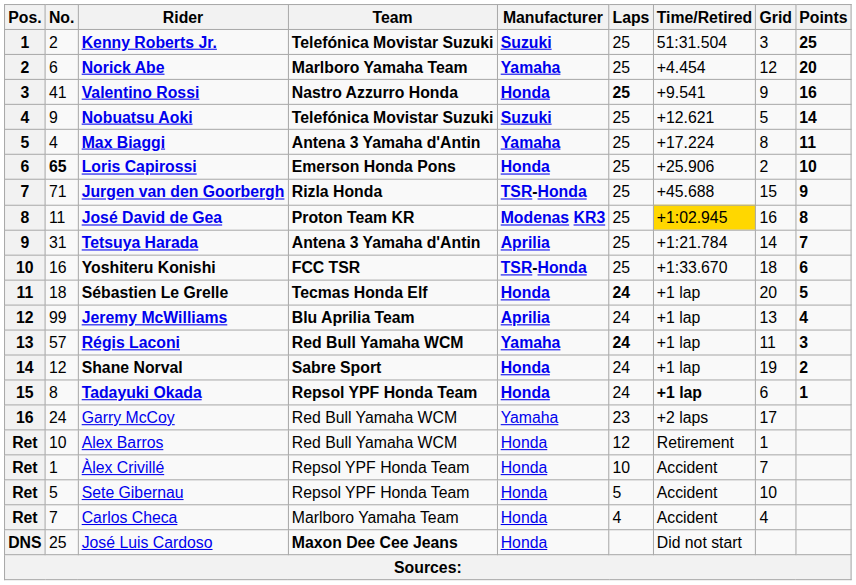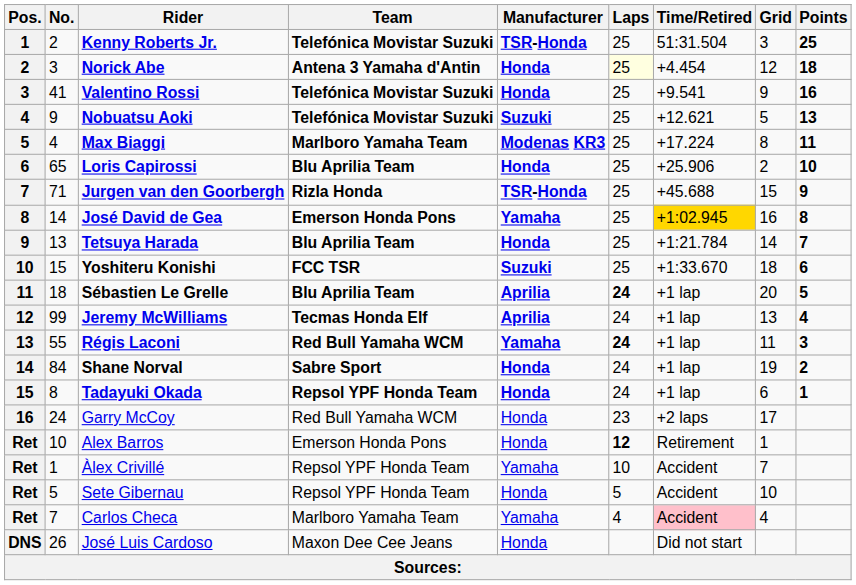(526, 42) Suzuki -> (544, 42) TSR-Honda
(53, 67) 6 -> (53, 67) 3
(380, 67) Marlboro Yamaha Team -> (386, 67) Antena 3 Yamaha d'Antin
(531, 67) Yamaha -> (525, 67) Honda
(621, 67) no background -> (621, 67) lightyellow background
(808, 67) 20 -> (808, 67) 18
(375, 92) Nastro Azzurro Honda -> (393, 92) Telefónica Movistar Suzuki
(621, 92) bold -> (621, 92) normal
(808, 117) 14 -> (808, 117) 13
(386, 142) Antena 3 Yamaha d'Antin -> (380, 142) Marlboro Yamaha Team
(531, 142) Yamaha -> (553, 142) Modenas KR3
(58, 167) bold -> (58, 167) normal
(374, 167) Emerson Honda Pons -> (353, 167) Blu Aprilia Team
(57, 217) 11 -> (58, 217) 14
(353, 217) Proton Team KR -> (374, 217) Emerson Honda Pons
(553, 217) Modenas KR3 -> (531, 217) Yamaha
(58, 242) 31 -> (58, 242) 13
(386, 242) Antena 3 Yamaha d'Antin -> (353, 242) Blu Aprilia Team
(525, 242) Aprilia -> (525, 242) Honda
(58, 267) 16 -> (58, 267) 15
(544, 267) TSR-Honda -> (526, 267) Suzuki
(360, 292) Tecmas Honda Elf -> (353, 292) Blu Aprilia Team
(525, 292) Honda -> (525, 292) Aprilia
(353, 318) Blu Aprilia Team -> (360, 318) Tecmas Honda Elf
(58, 343) 57 -> (58, 343) 55
(58, 368) 12 -> (58, 368) 84
(679, 393) bold -> (678, 393) normal
(530, 418) Yamaha -> (524, 418) Honda
(374, 443) Red Bull Yamaha WCM -> (369, 443) Emerson Honda Pons
(621, 443) normal -> (621, 443) bold
(524, 468) Honda -> (530, 468) Yamaha
(524, 518) Honda -> (530, 518) Yamaha
(687, 518) no background -> (687, 518) pink background
(58, 543) 25 -> (58, 543) 26
(375, 543) bold -> (372, 543) normal
